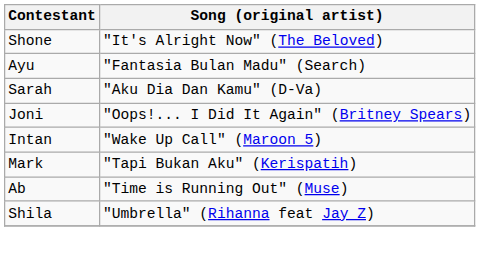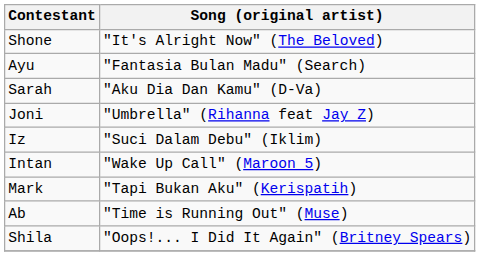(287, 115) "Oops!... I Did It Again" (Britney Spears) -> (239, 115) "Umbrella" (Rihanna feat Jay Z)
+ row: (17, 139)
(239, 213) "Umbrella" (Rihanna feat Jay Z) -> (287, 238) "Oops!... I Did It Again" (Britney Spears)
